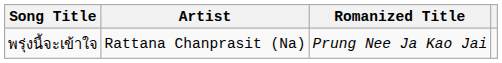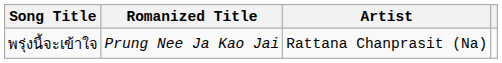columns swapped: (400, 16) <-> (205, 16)
